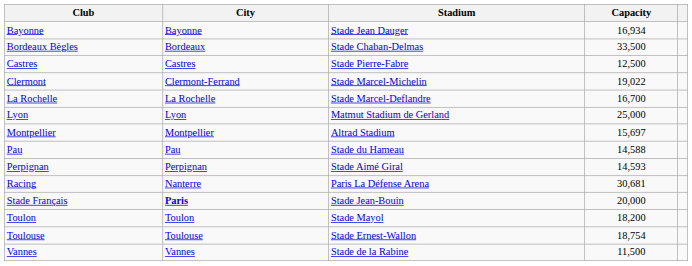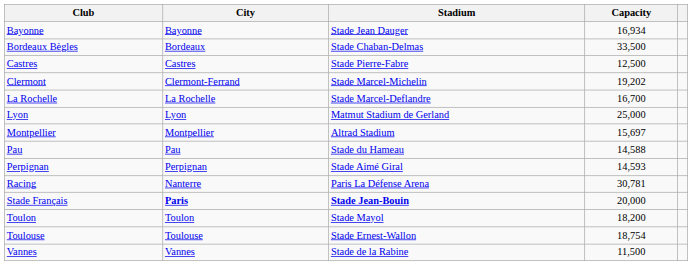(631, 81) 19,022 -> (631, 81) 19,202
(631, 184) 30,681 -> (631, 184) 30,781
(367, 201) normal -> (370, 201) bold
